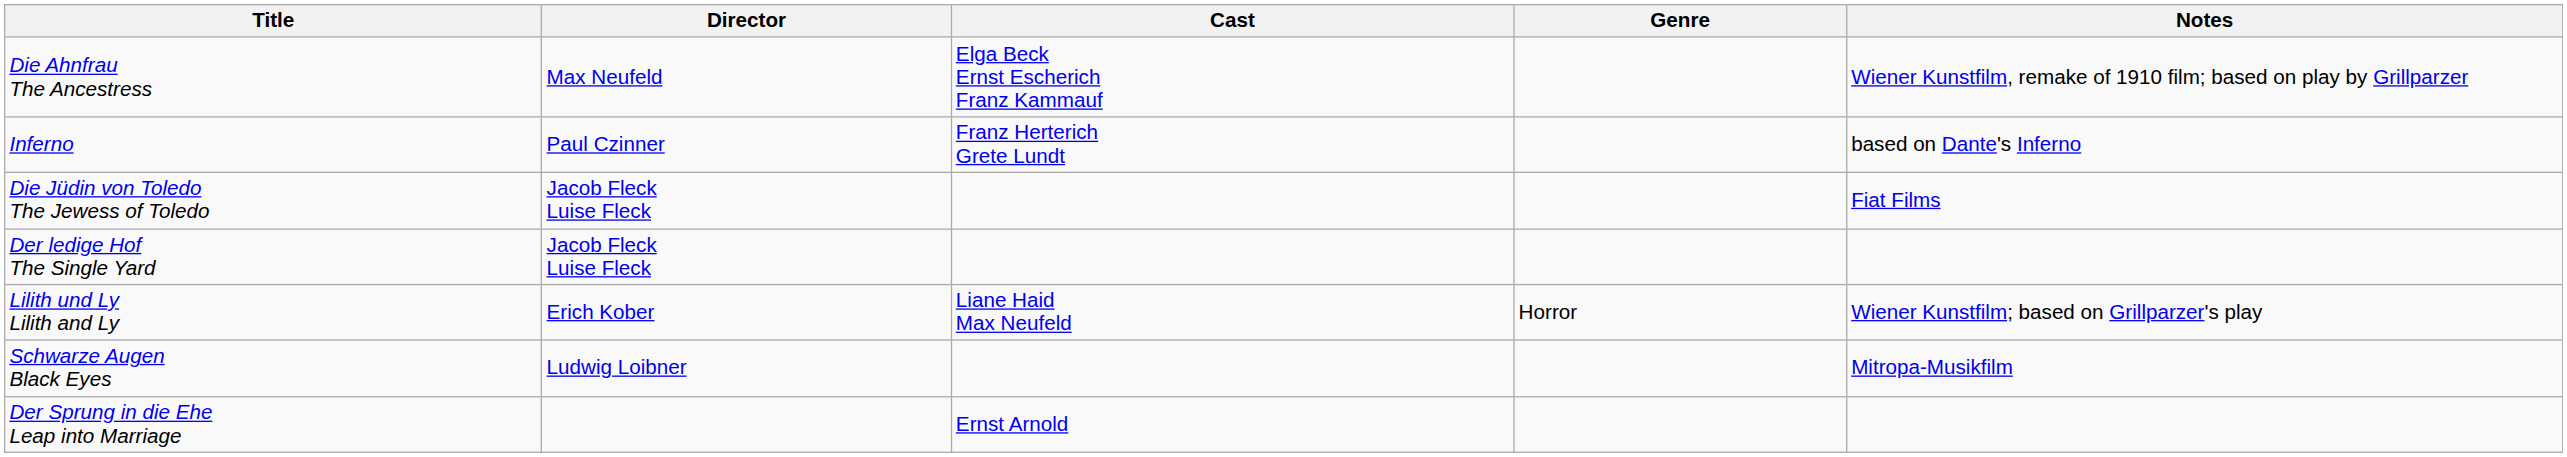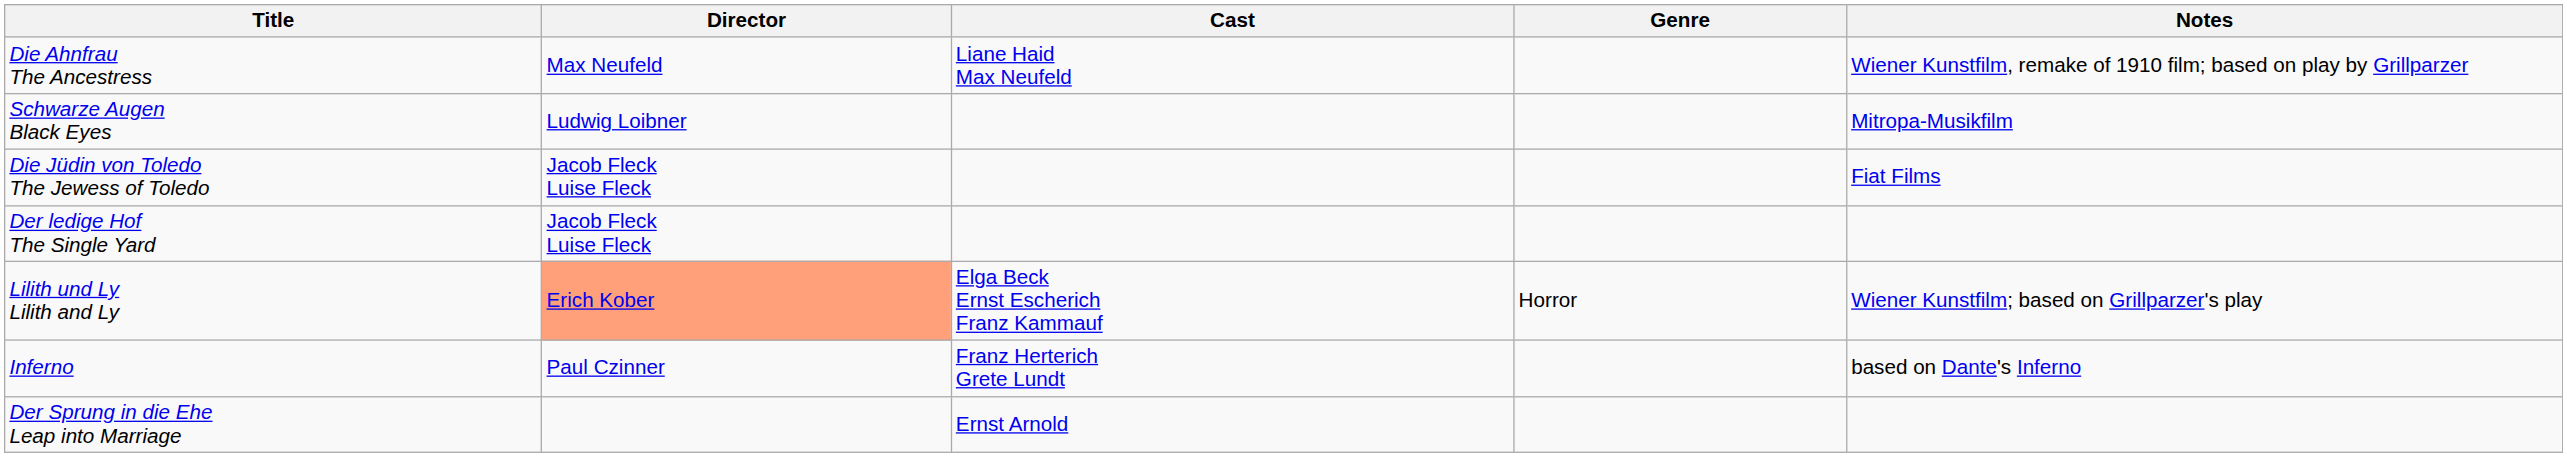(1029, 76) Elga Beck Ernst Escherich Franz Kammauf -> (1014, 65) Liane Haid Max Neufeld
rows swapped: (42, 144) <-> (87, 368)
(601, 312) no background -> (601, 300) lightsalmon background
(1014, 312) Liane Haid Max Neufeld -> (1029, 300) Elga Beck Ernst Escherich Franz Kammauf
